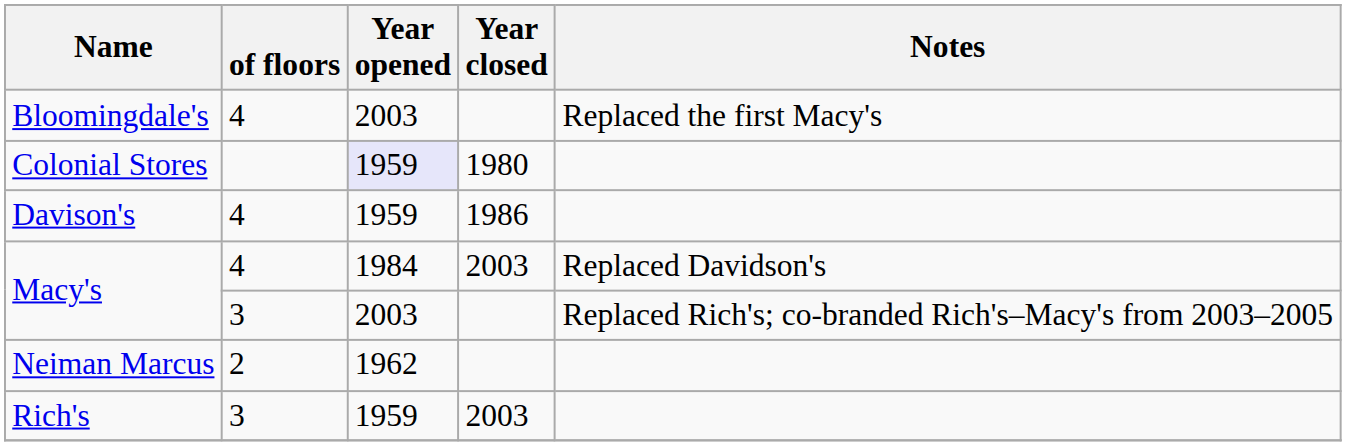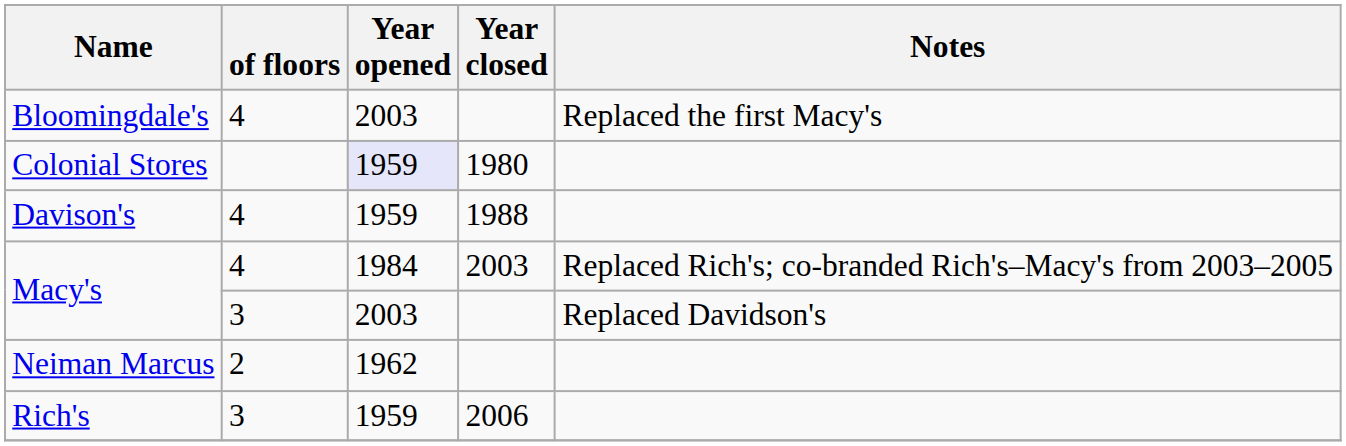(497, 214) 1986 -> (497, 214) 1988
(694, 264) Replaced Davidson's -> (948, 264) Replaced Rich's; co-branded Rich's–Macy's from 2003–2005
(948, 314) Replaced Rich's; co-branded Rich's–Macy's from 2003–2005 -> (694, 314) Replaced Davidson's
(497, 414) 2003 -> (497, 414) 2006
